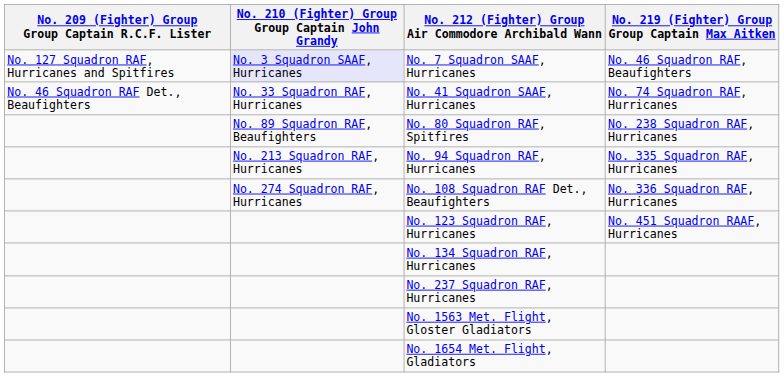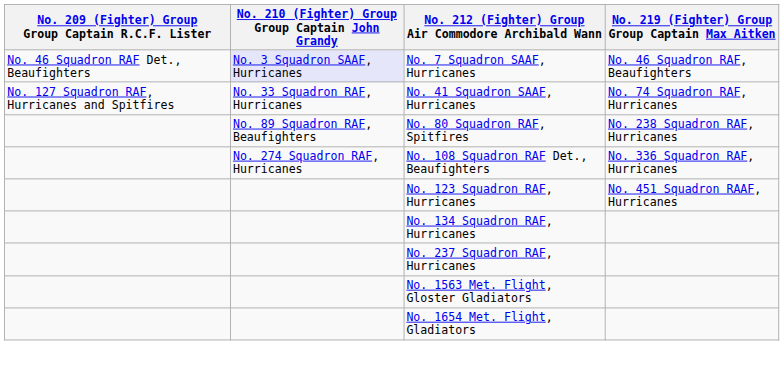(91, 66) No. 127 Squadron RAF, Hurricanes and Spitfires -> (94, 66) No. 46 Squadron RAF Det., Beaufighters
(94, 98) No. 46 Squadron RAF Det., Beaufighters -> (91, 98) No. 127 Squadron RAF, Hurricanes and Spitfires
- row: (476, 163)
